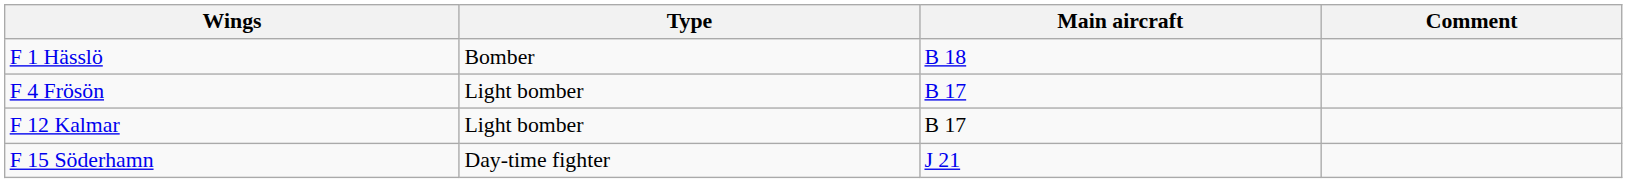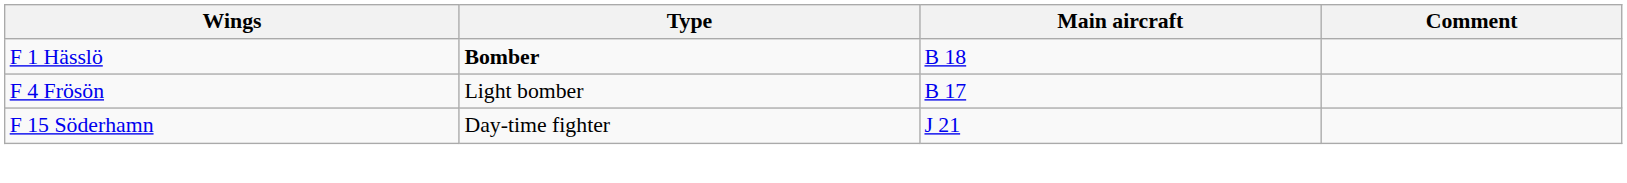(500, 56) normal -> (502, 56) bold
- row: (65, 125)
